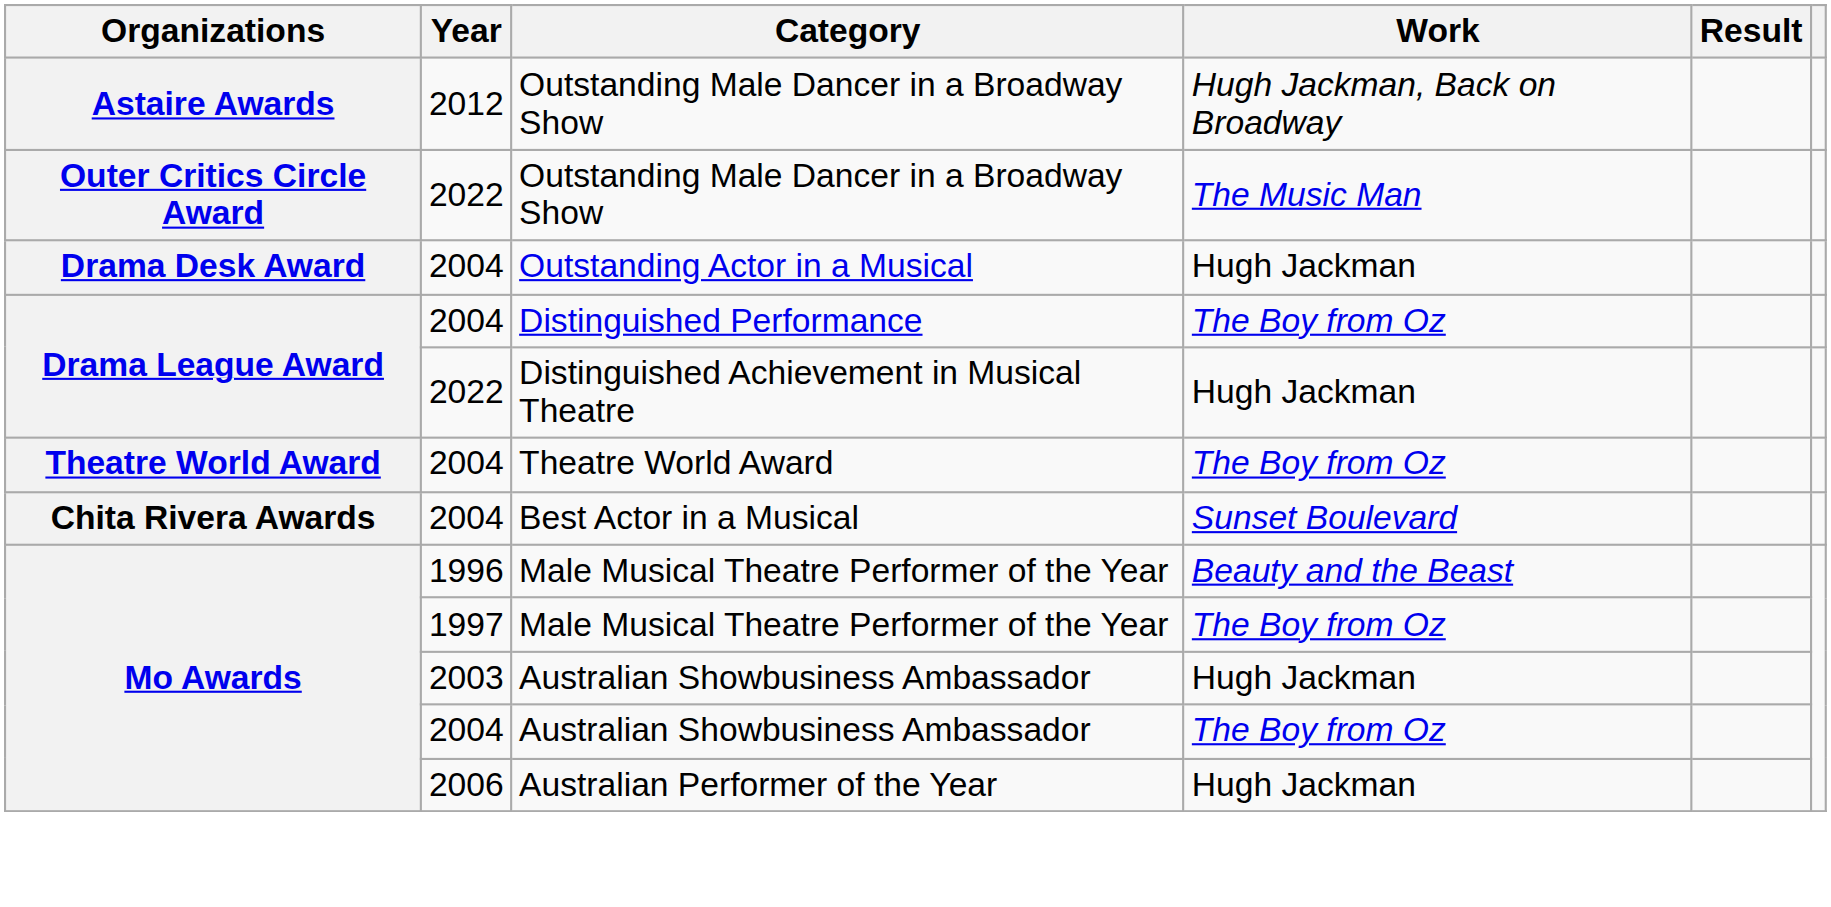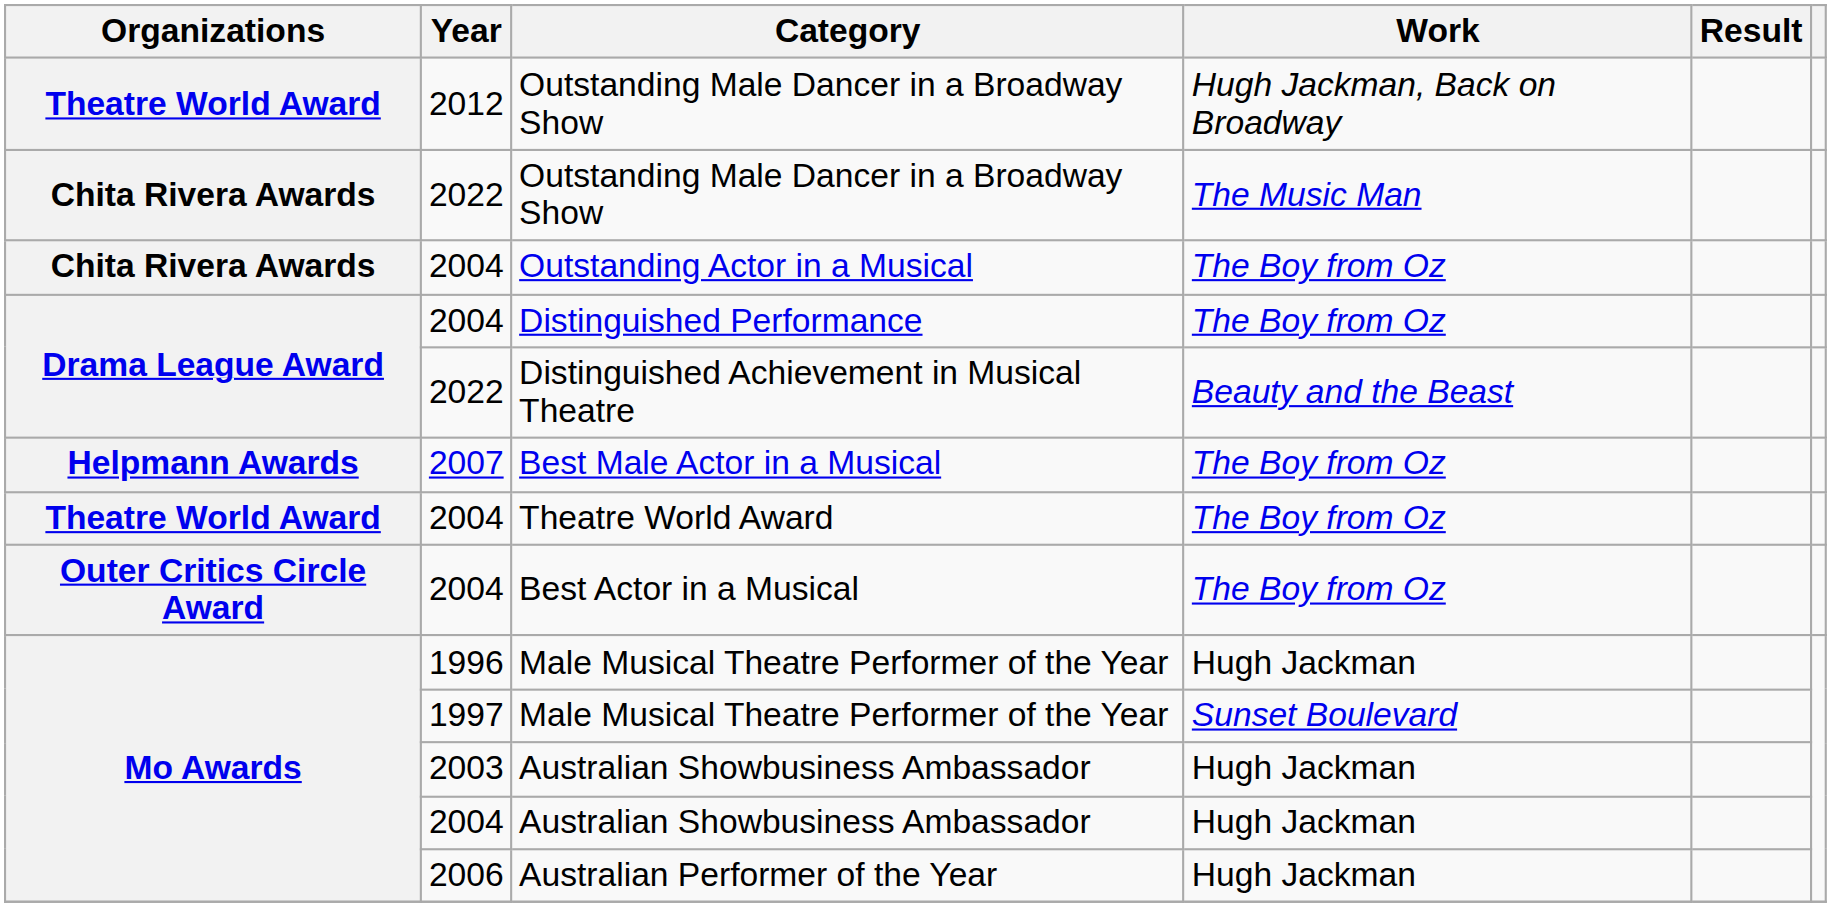(213, 103) Astaire Awards -> (213, 103) Theatre World Award
(213, 194) Outer Critics Circle Award -> (213, 194) Chita Rivera Awards
(213, 266) Drama Desk Award -> (213, 266) Chita Rivera Awards
(1304, 266) Hugh Jackman -> (1319, 266) The Boy from Oz
(1304, 392) Hugh Jackman -> (1352, 392) Beauty and the Beast
+ row: (466, 464)
(213, 517) Chita Rivera Awards -> (213, 589) Outer Critics Circle Award
(1324, 517) Sunset Boulevard -> (1319, 589) The Boy from Oz
(1352, 570) Beauty and the Beast -> (1304, 661) Hugh Jackman
(1319, 624) The Boy from Oz -> (1324, 715) Sunset Boulevard
(1319, 730) The Boy from Oz -> (1304, 821) Hugh Jackman
